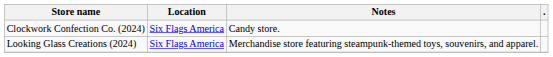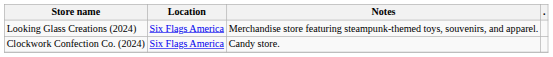rows swapped: (76, 28) <-> (71, 44)
